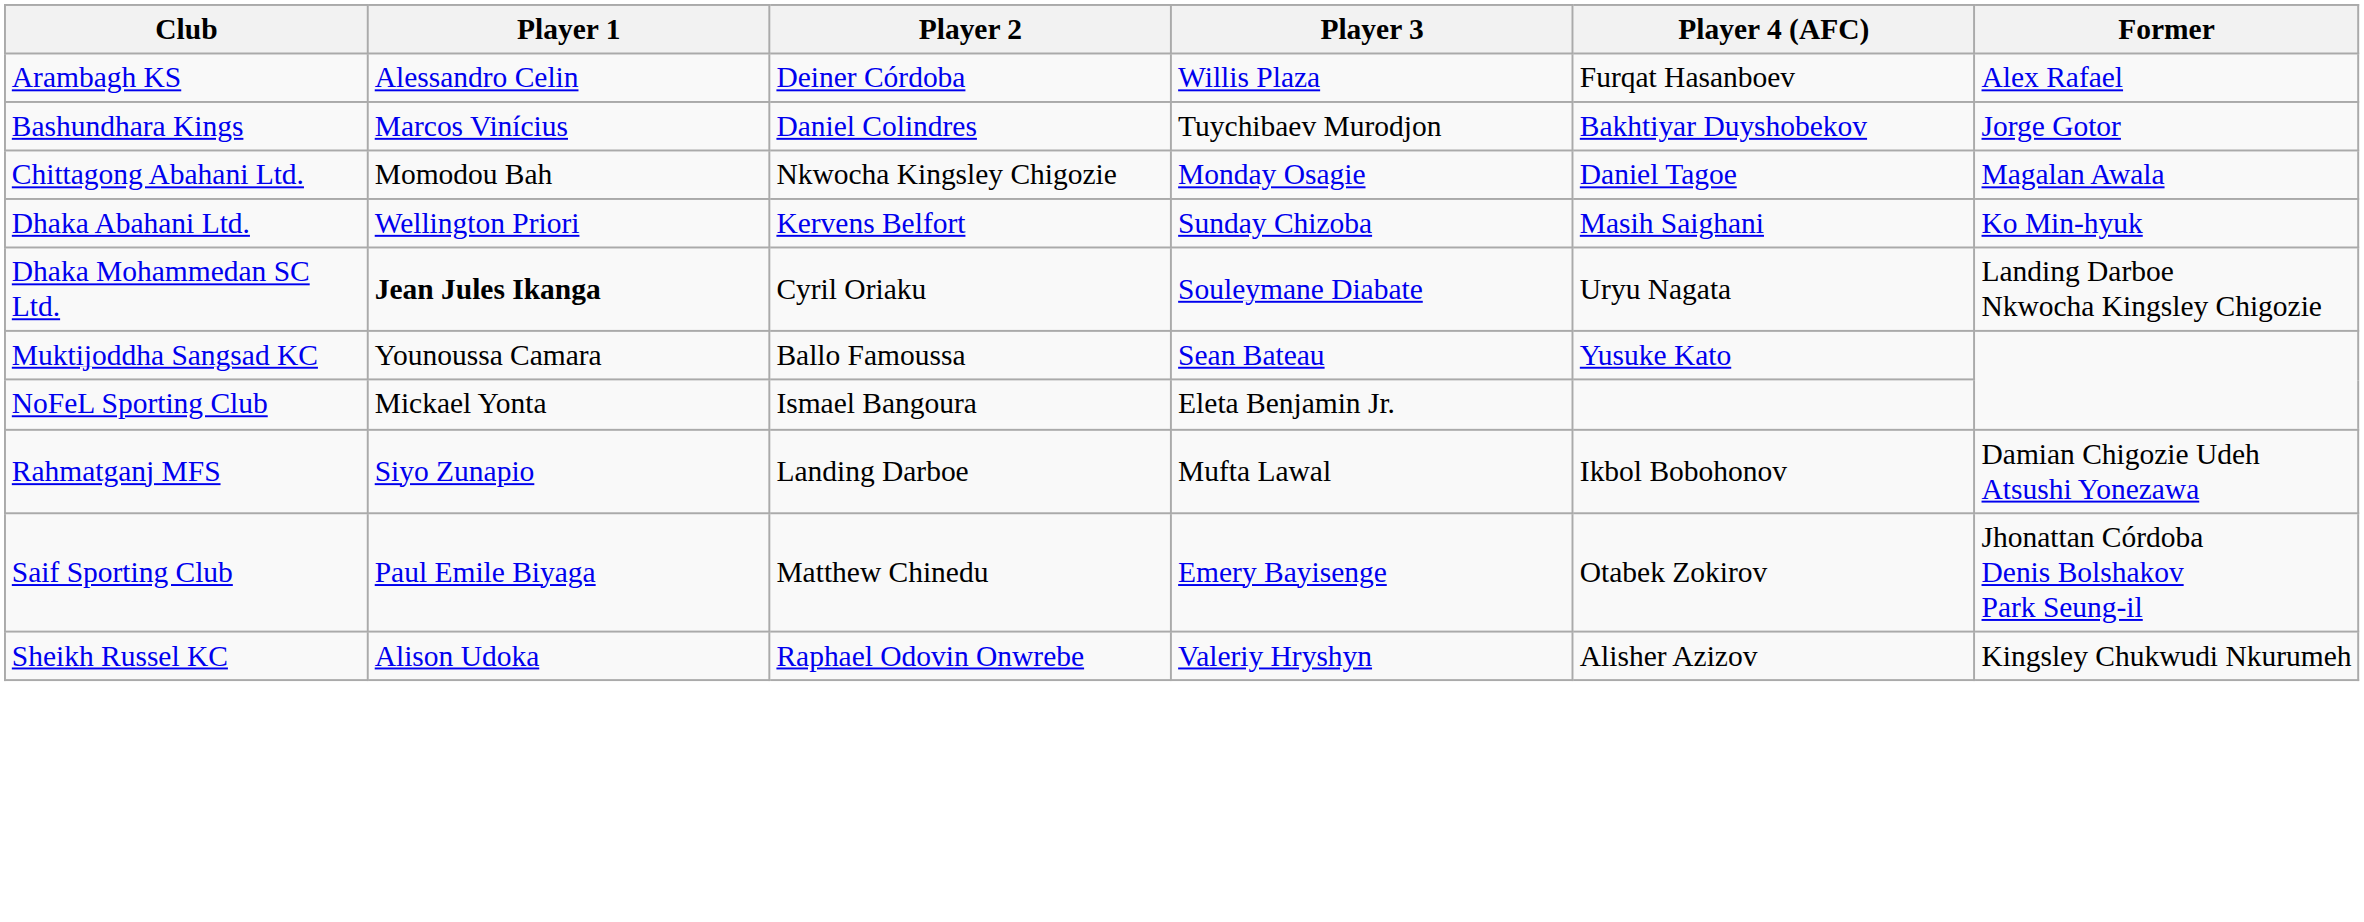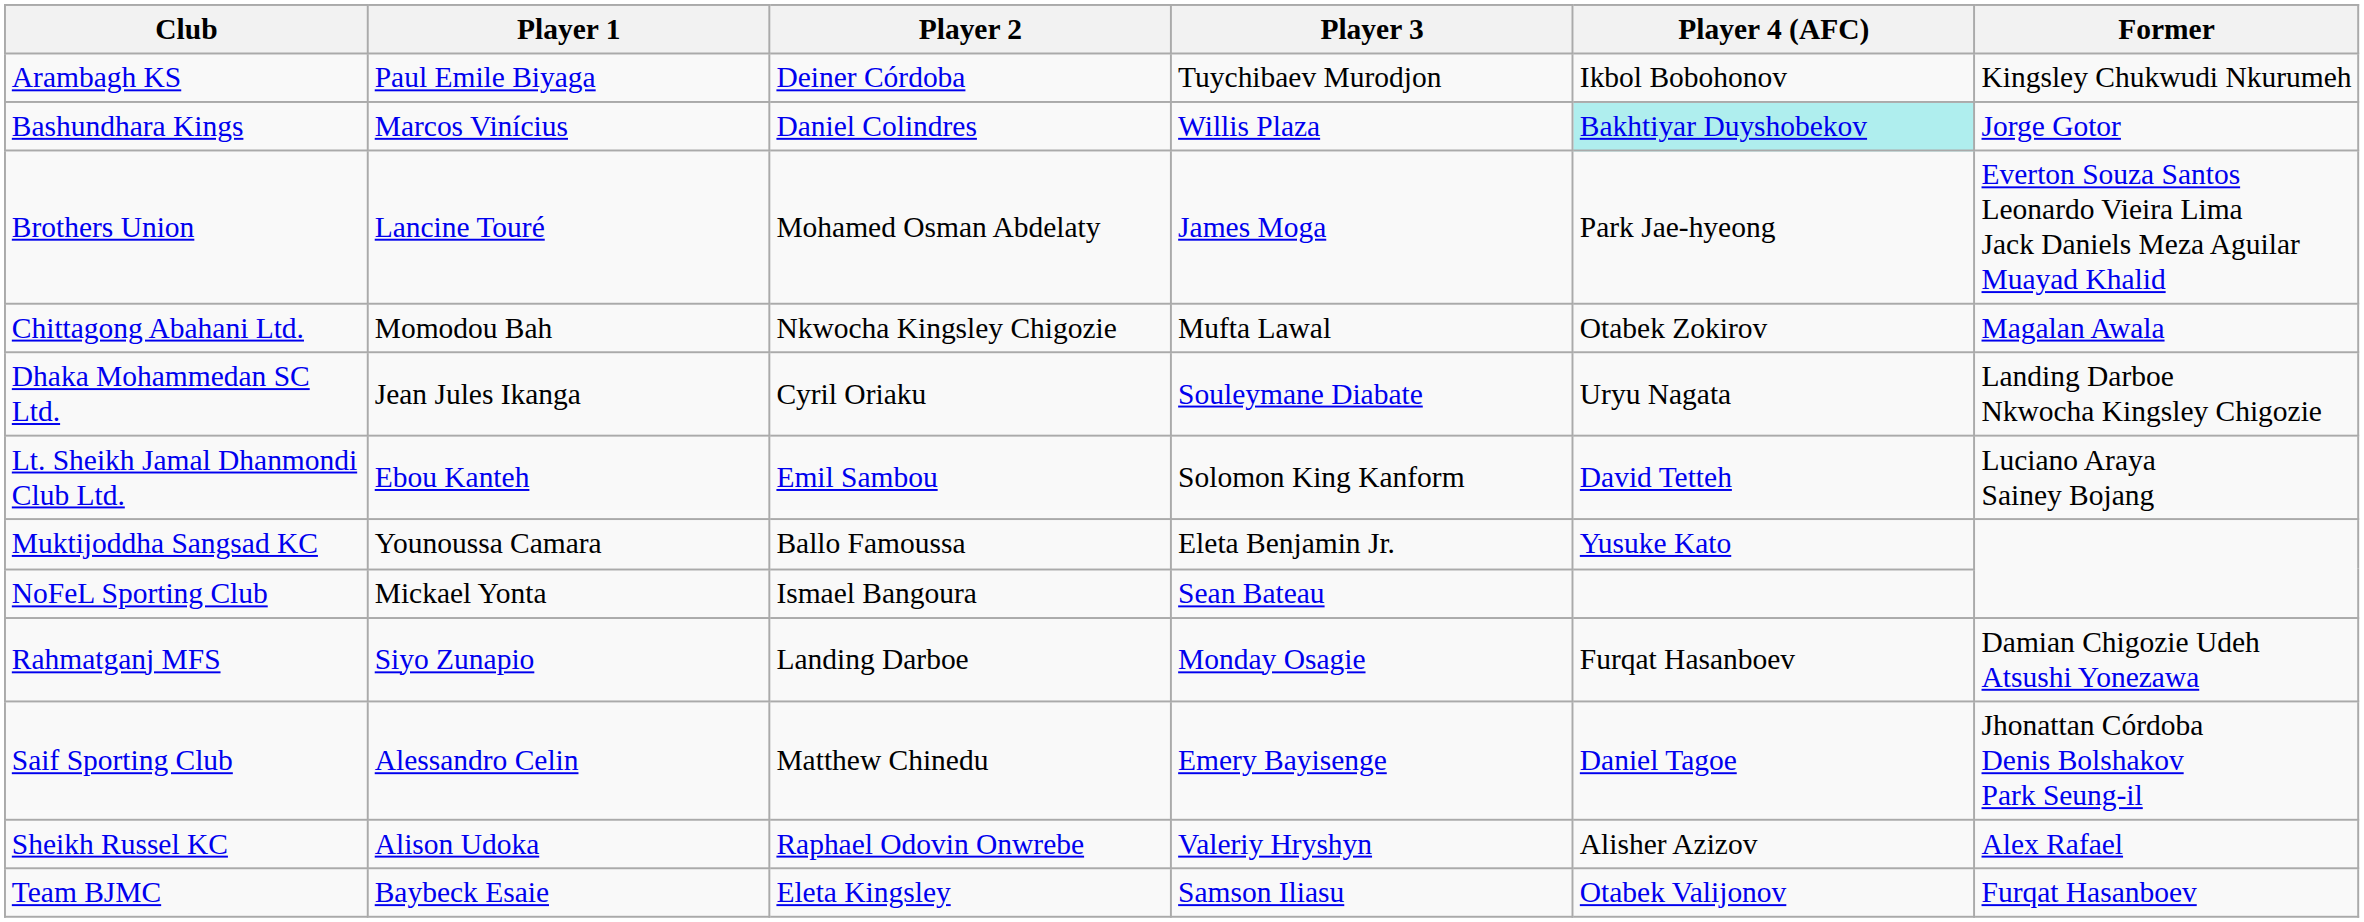(477, 77) Alessandro Celin -> (485, 77) Paul Emile Biyaga
(1249, 77) Willis Plaza -> (1310, 77) Tuychibaev Murodjon
(1687, 77) Furqat Hasanboev -> (1683, 77) Ikbol Bobohonov
(2052, 77) Alex Rafael -> (2166, 77) Kingsley Chukwudi Nkurumeh
(1310, 126) Tuychibaev Murodjon -> (1249, 126) Willis Plaza
(1723, 126) no background -> (1723, 126) paleturquoise background
+ row: (103, 227)
(1272, 174) Monday Osagie -> (1255, 328) Mufta Lawal
(1658, 174) Daniel Tagoe -> (1674, 328) Otabek Zokirov
- row: (131, 223)
(488, 289) bold -> (478, 394) normal
+ row: (184, 477)
(1251, 355) Sean Bateau -> (1287, 543) Eleta Benjamin Jr.
(1287, 404) Eleta Benjamin Jr. -> (1251, 592) Sean Bateau
(1255, 470) Mufta Lawal -> (1272, 658) Monday Osagie
(1683, 470) Ikbol Bobohonov -> (1687, 658) Furqat Hasanboev
(485, 571) Paul Emile Biyaga -> (477, 759) Alessandro Celin
(1674, 571) Otabek Zokirov -> (1658, 759) Daniel Tagoe
(2166, 654) Kingsley Chukwudi Nkurumeh -> (2052, 843) Alex Rafael
+ row: (86, 891)
